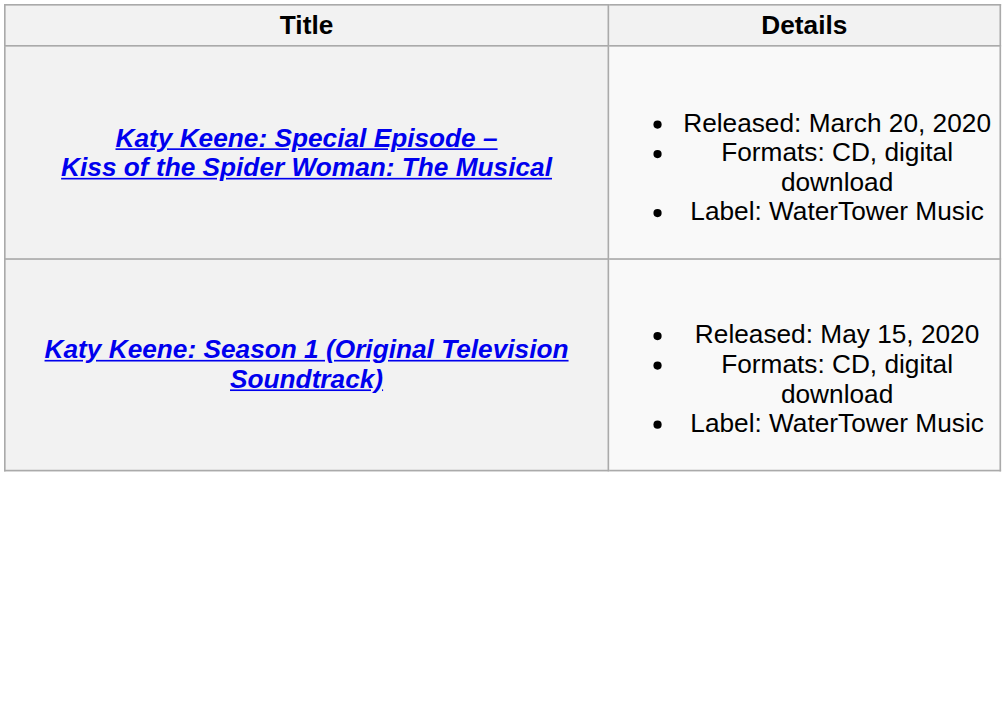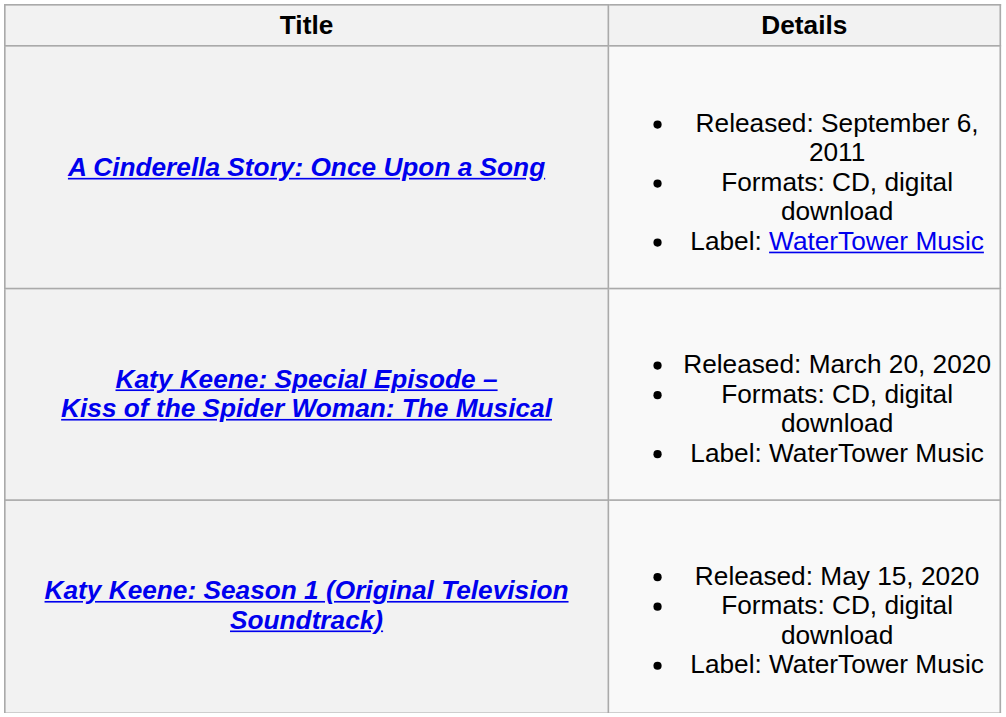+ row: (307, 166)
